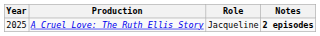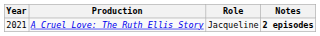(17, 25) 2025 -> (17, 25) 2021
